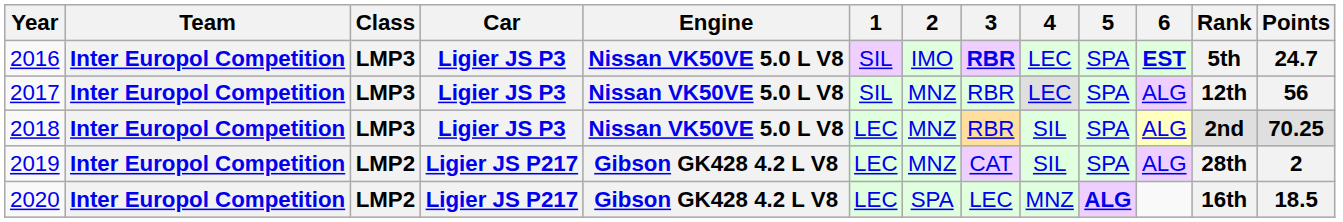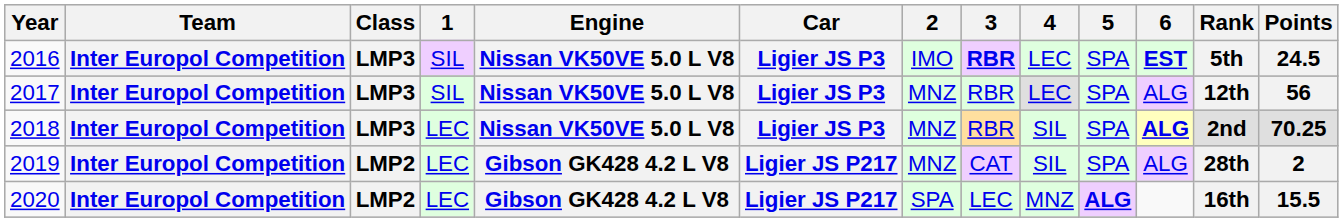columns swapped: (502, 23) <-> (876, 23)
(1296, 58) 24.7 -> (1299, 58) 24.5
(1164, 129) normal -> (1165, 129) bold
(1296, 199) 18.5 -> (1299, 199) 15.5
